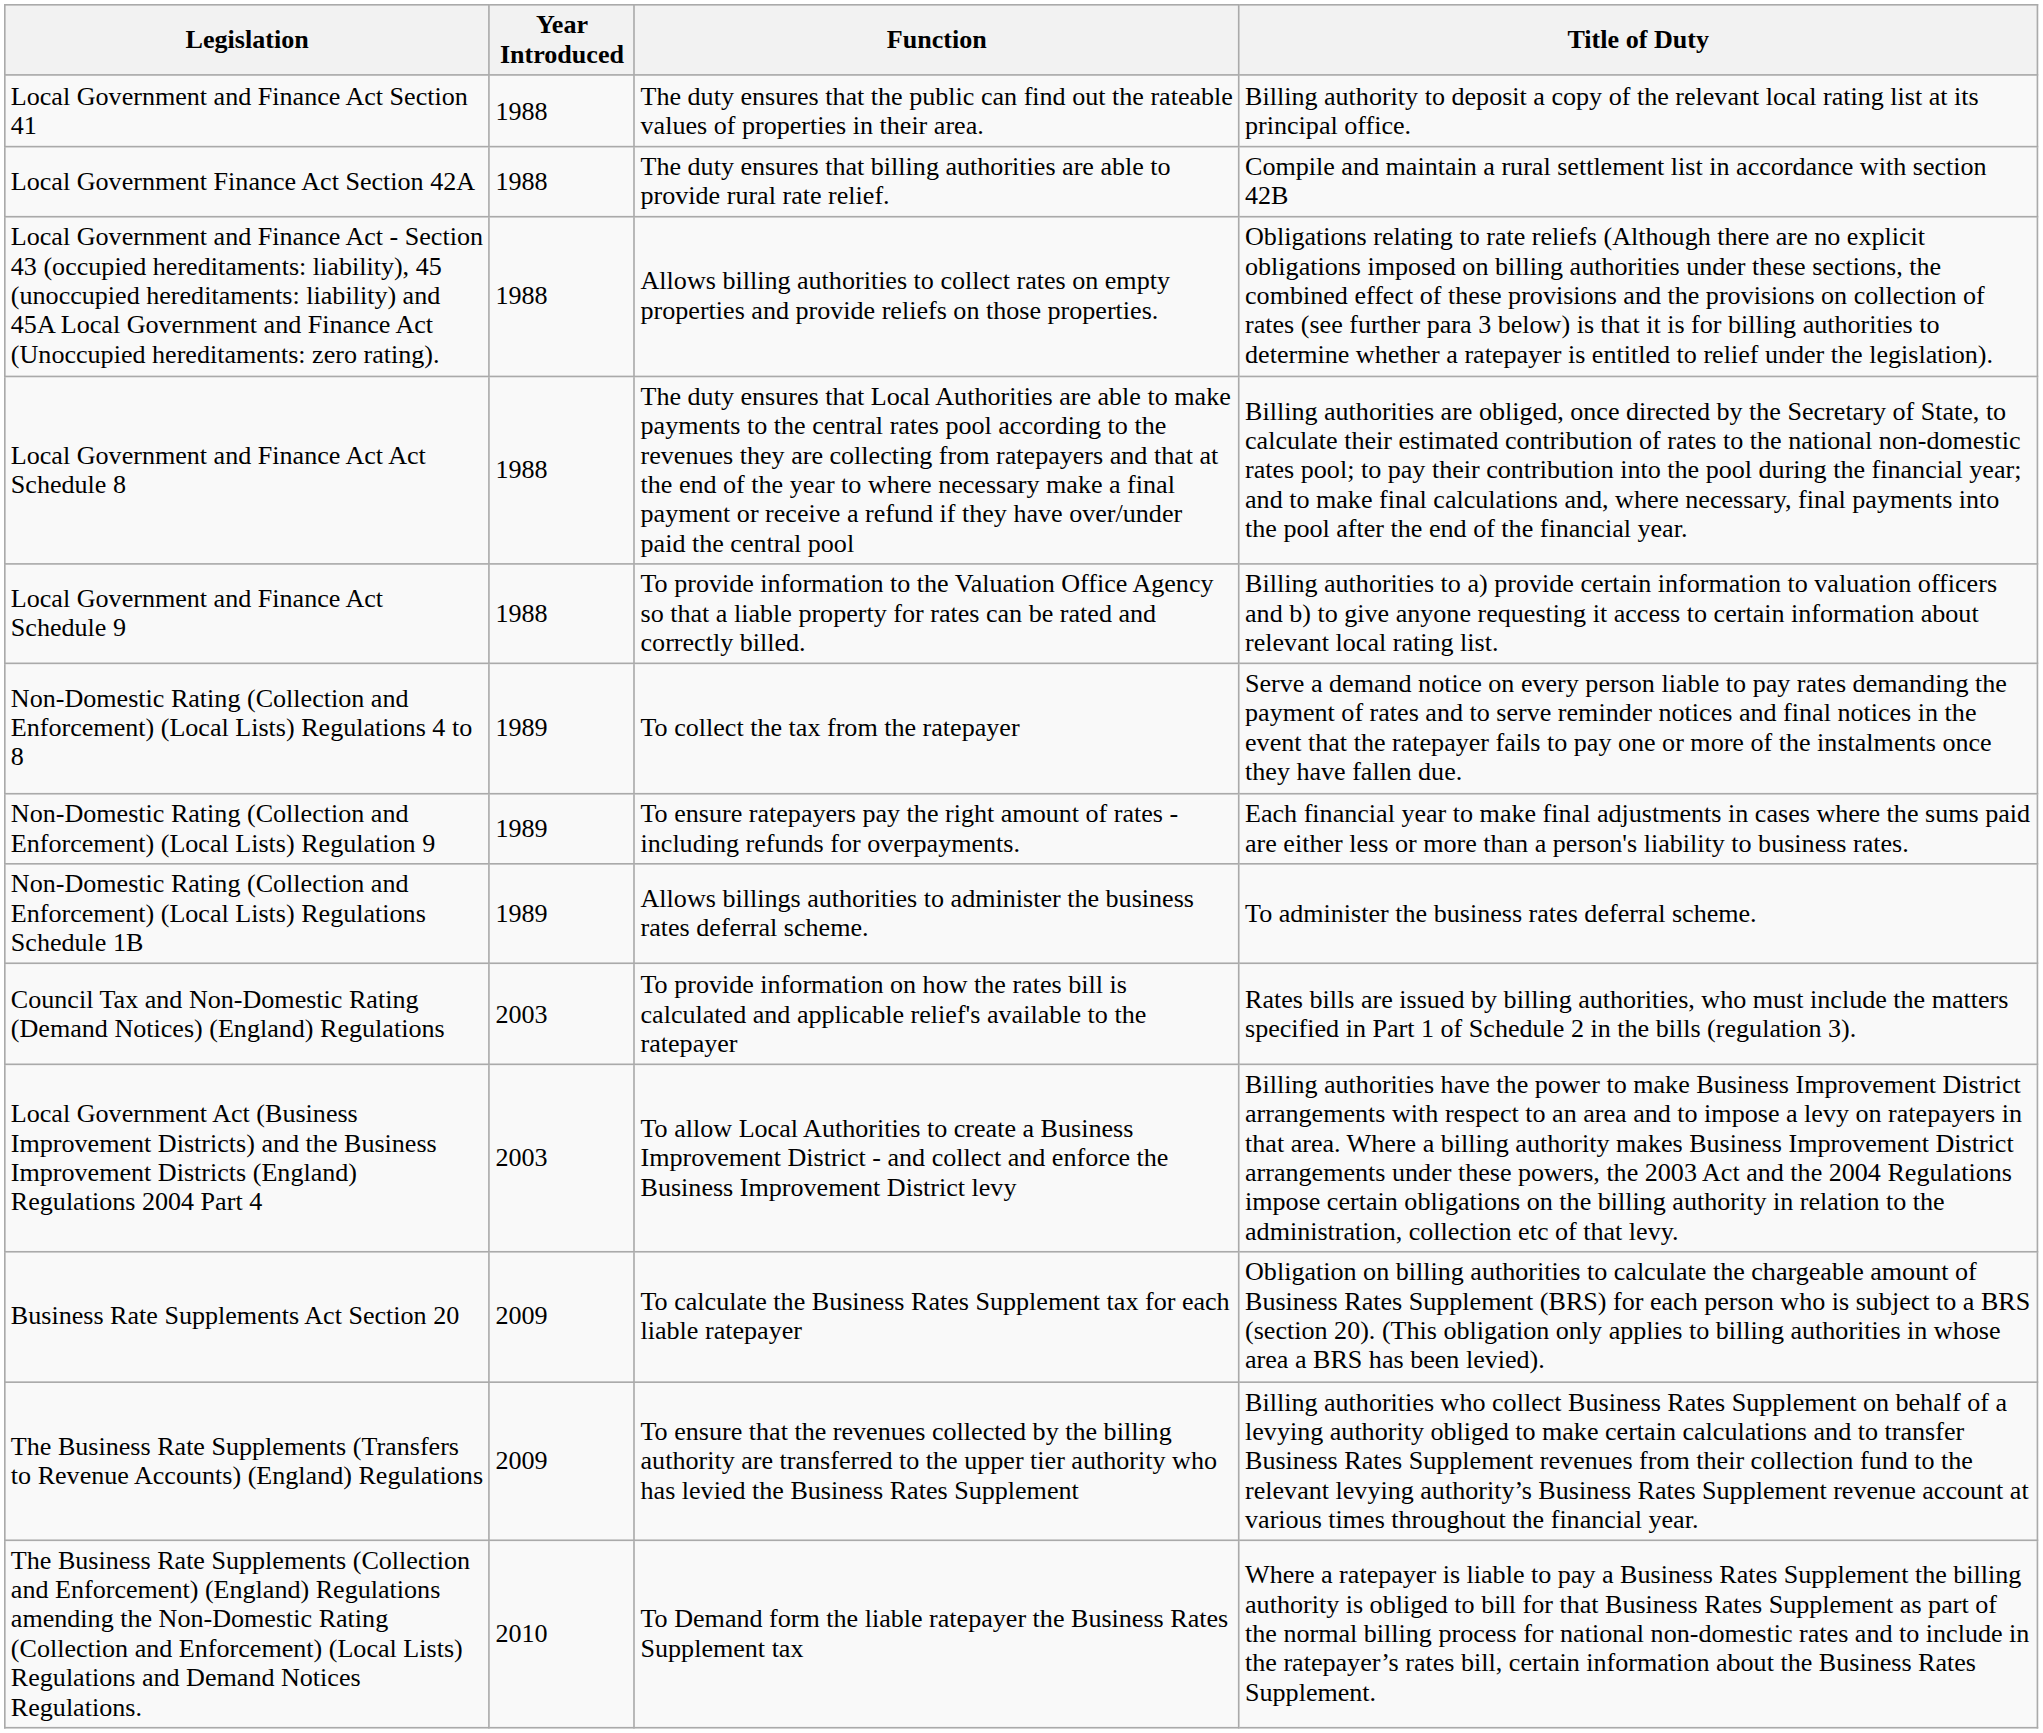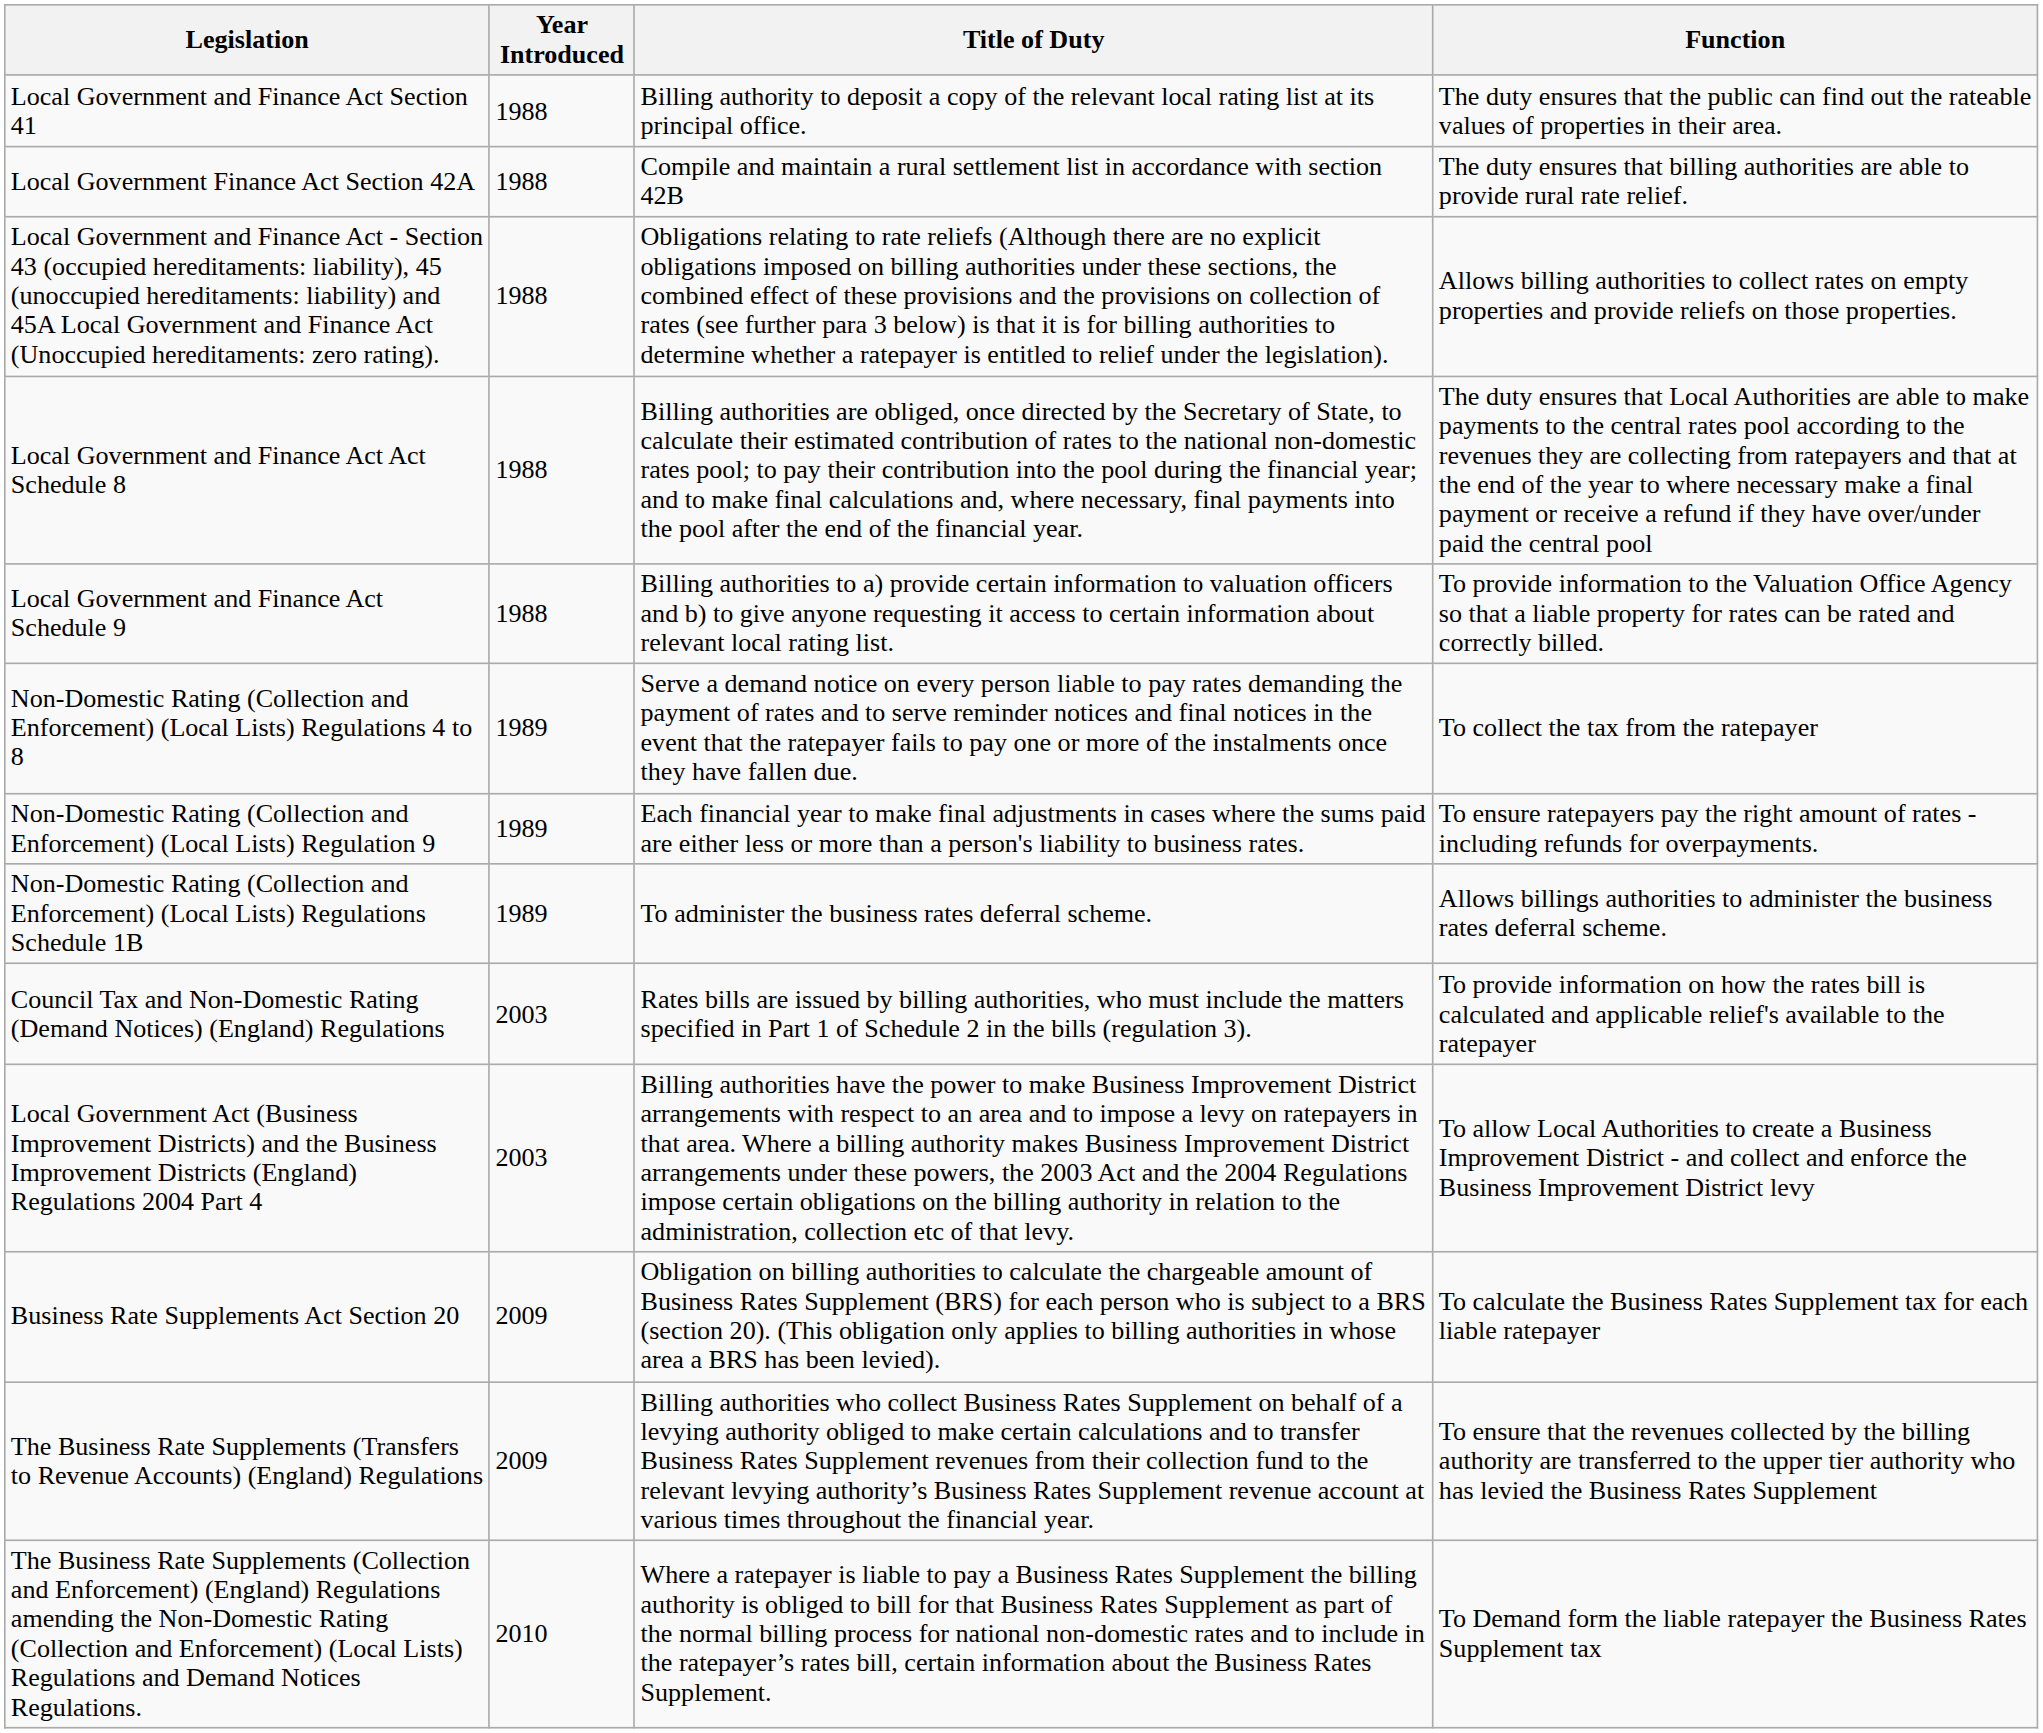columns swapped: (1638, 39) <-> (937, 39)
